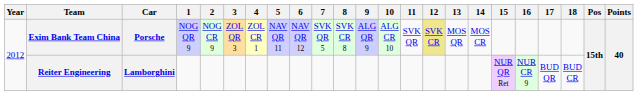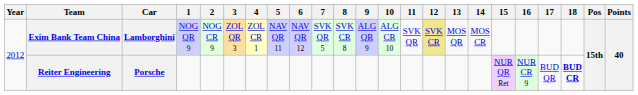(149, 37) Porsche -> (149, 37) Lamborghini
(149, 73) Lamborghini -> (149, 73) Porsche
(572, 73) normal -> (572, 73) bold
